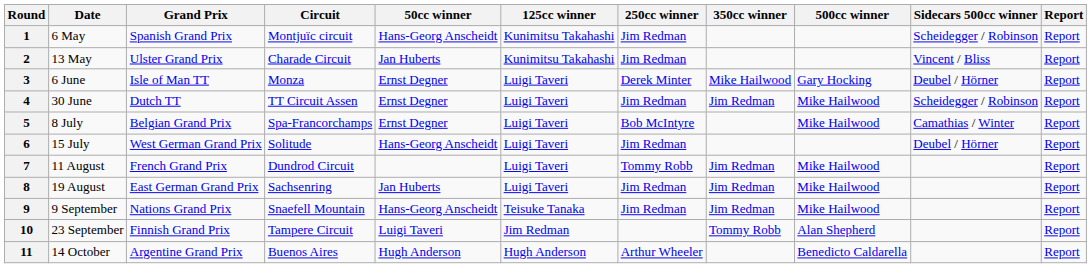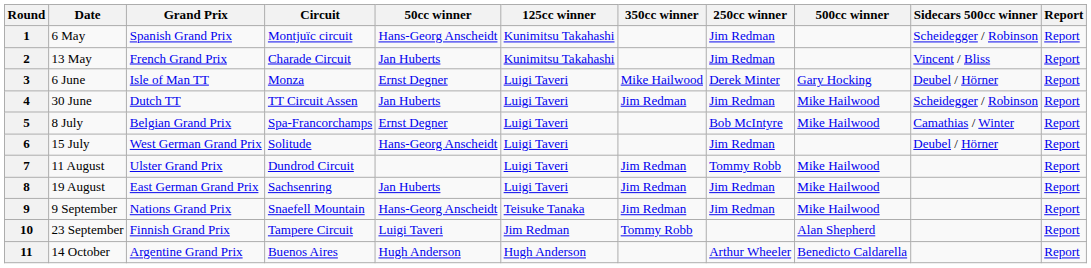columns swapped: (662, 14) <-> (750, 14)
(176, 57) Ulster Grand Prix -> (178, 57) French Grand Prix
(413, 101) Ernst Degner -> (409, 101) Jan Huberts
(178, 165) French Grand Prix -> (176, 165) Ulster Grand Prix
